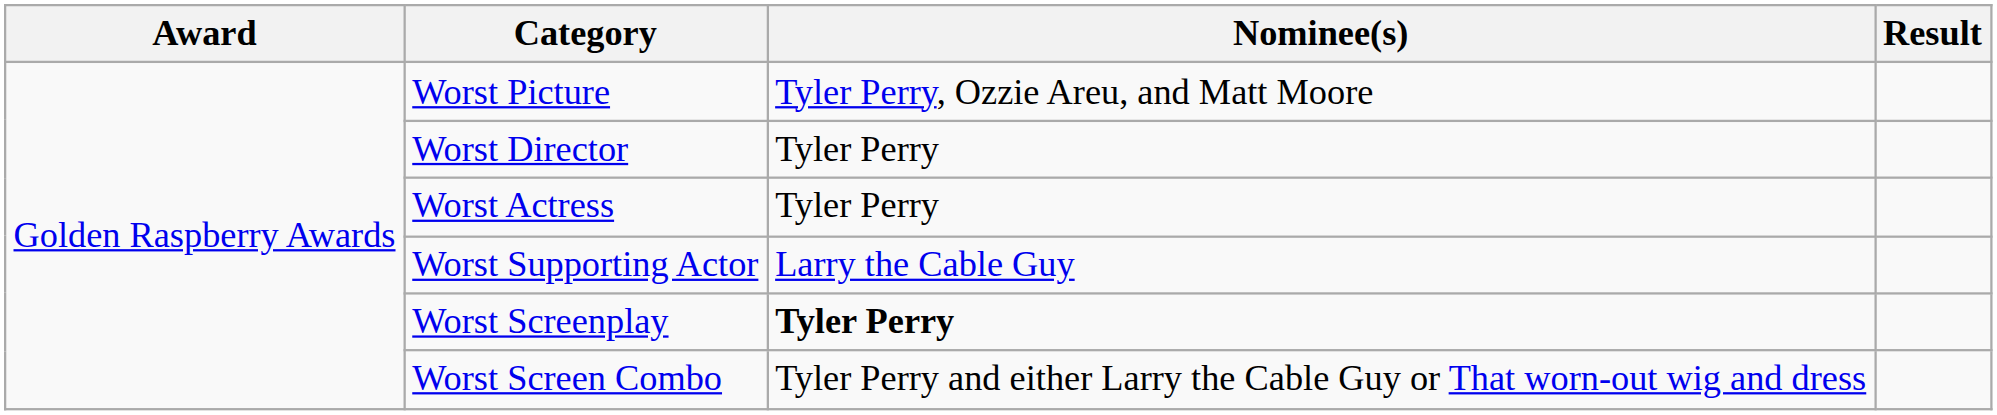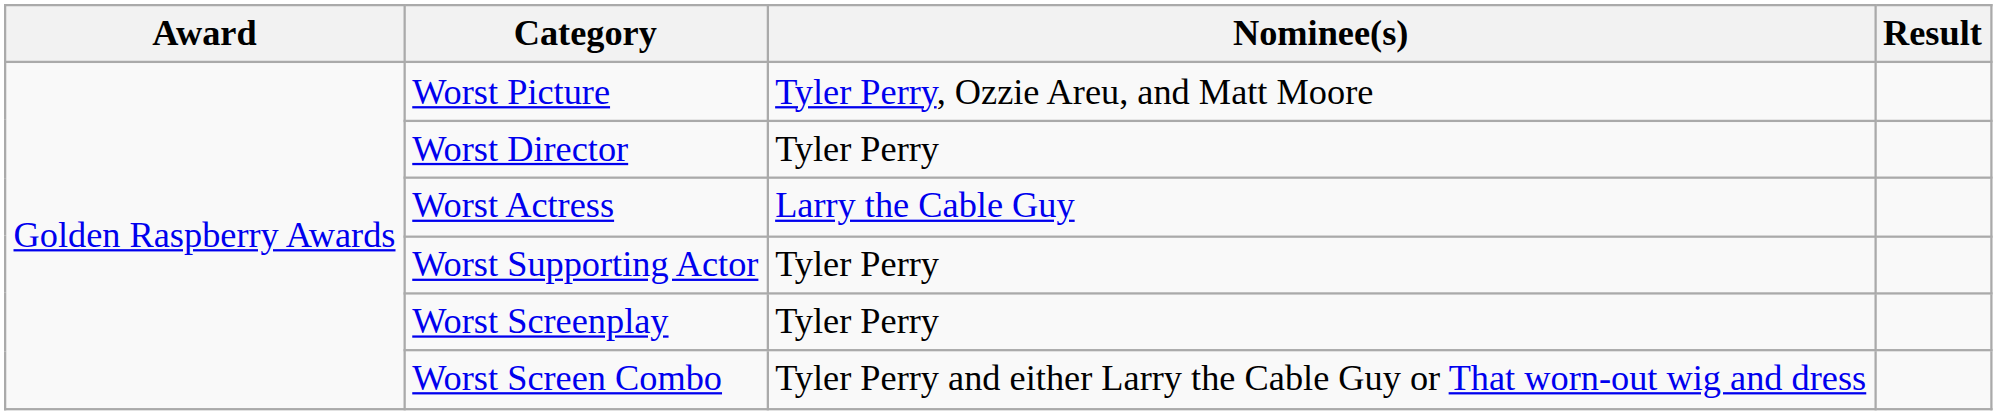(857, 206) Tyler Perry -> (925, 206) Larry the Cable Guy
(925, 263) Larry the Cable Guy -> (857, 263) Tyler Perry
(865, 321) bold -> (857, 321) normal
